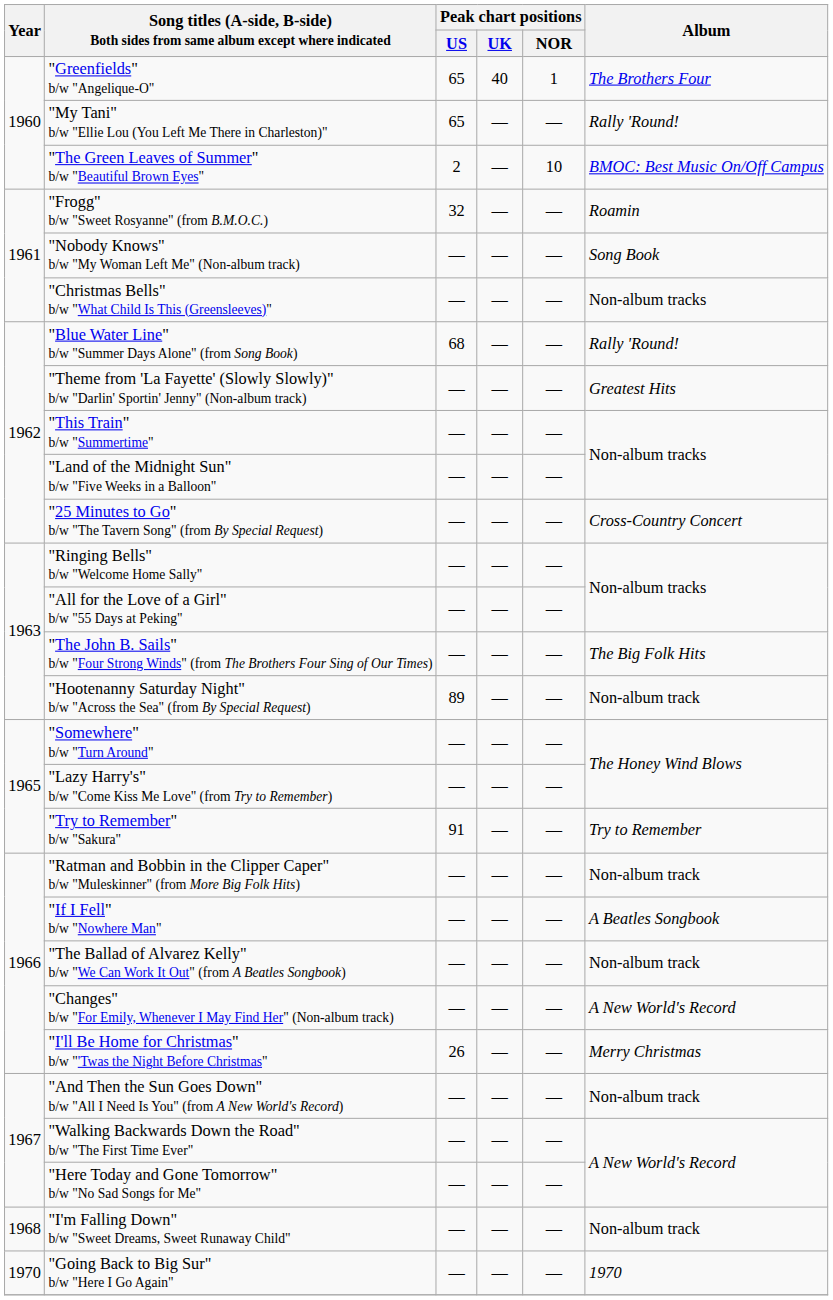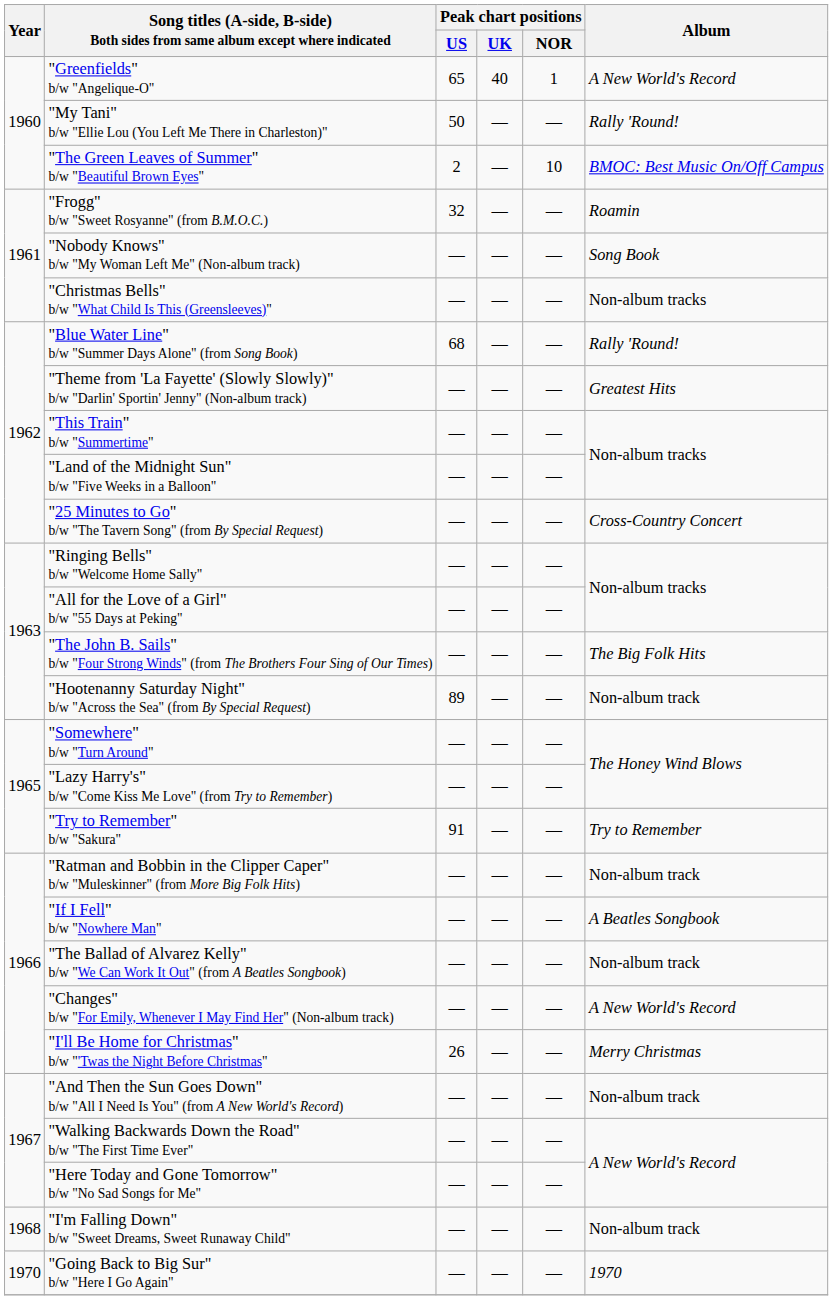(650, 78) The Brothers Four -> (662, 78) A New World's Record
(457, 122) 65 -> (457, 122) 50
